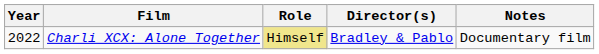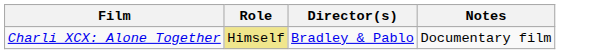- column: (24, 16)
